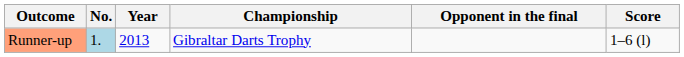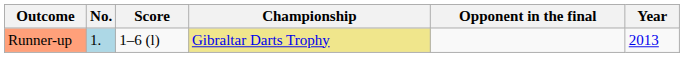columns swapped: (143, 16) <-> (643, 16)
(242, 40) no background -> (261, 40) khaki background
